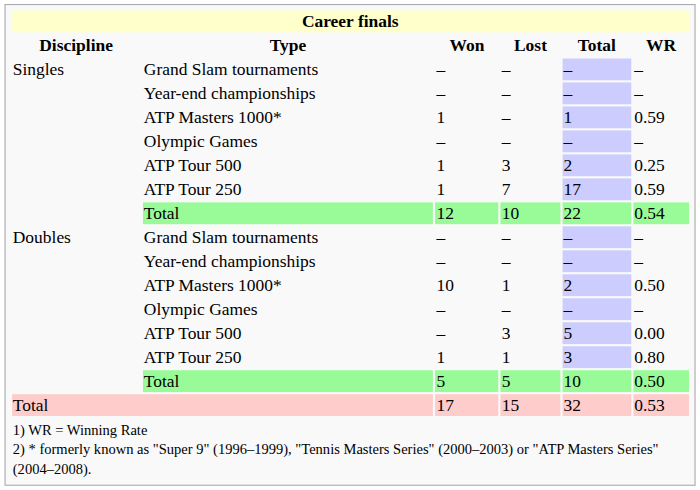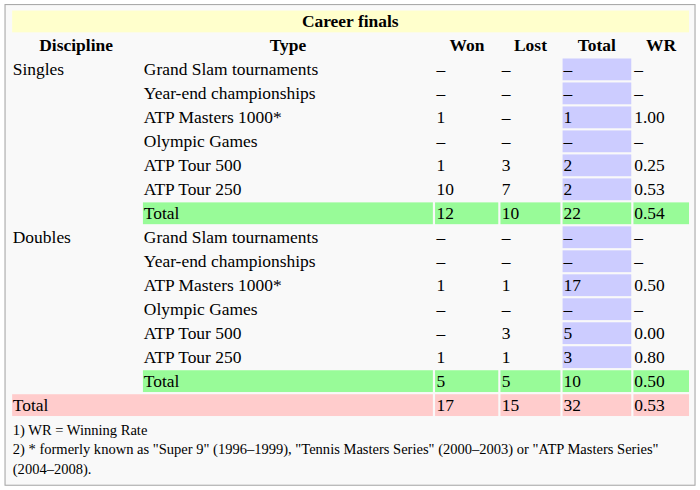(650, 117) 0.59 -> (650, 117) 1.00
(441, 189) 1 -> (445, 189) 10
(572, 189) 17 -> (568, 189) 2
(650, 189) 0.59 -> (650, 189) 0.53
(445, 285) 10 -> (441, 285) 1
(568, 285) 2 -> (572, 285) 17
